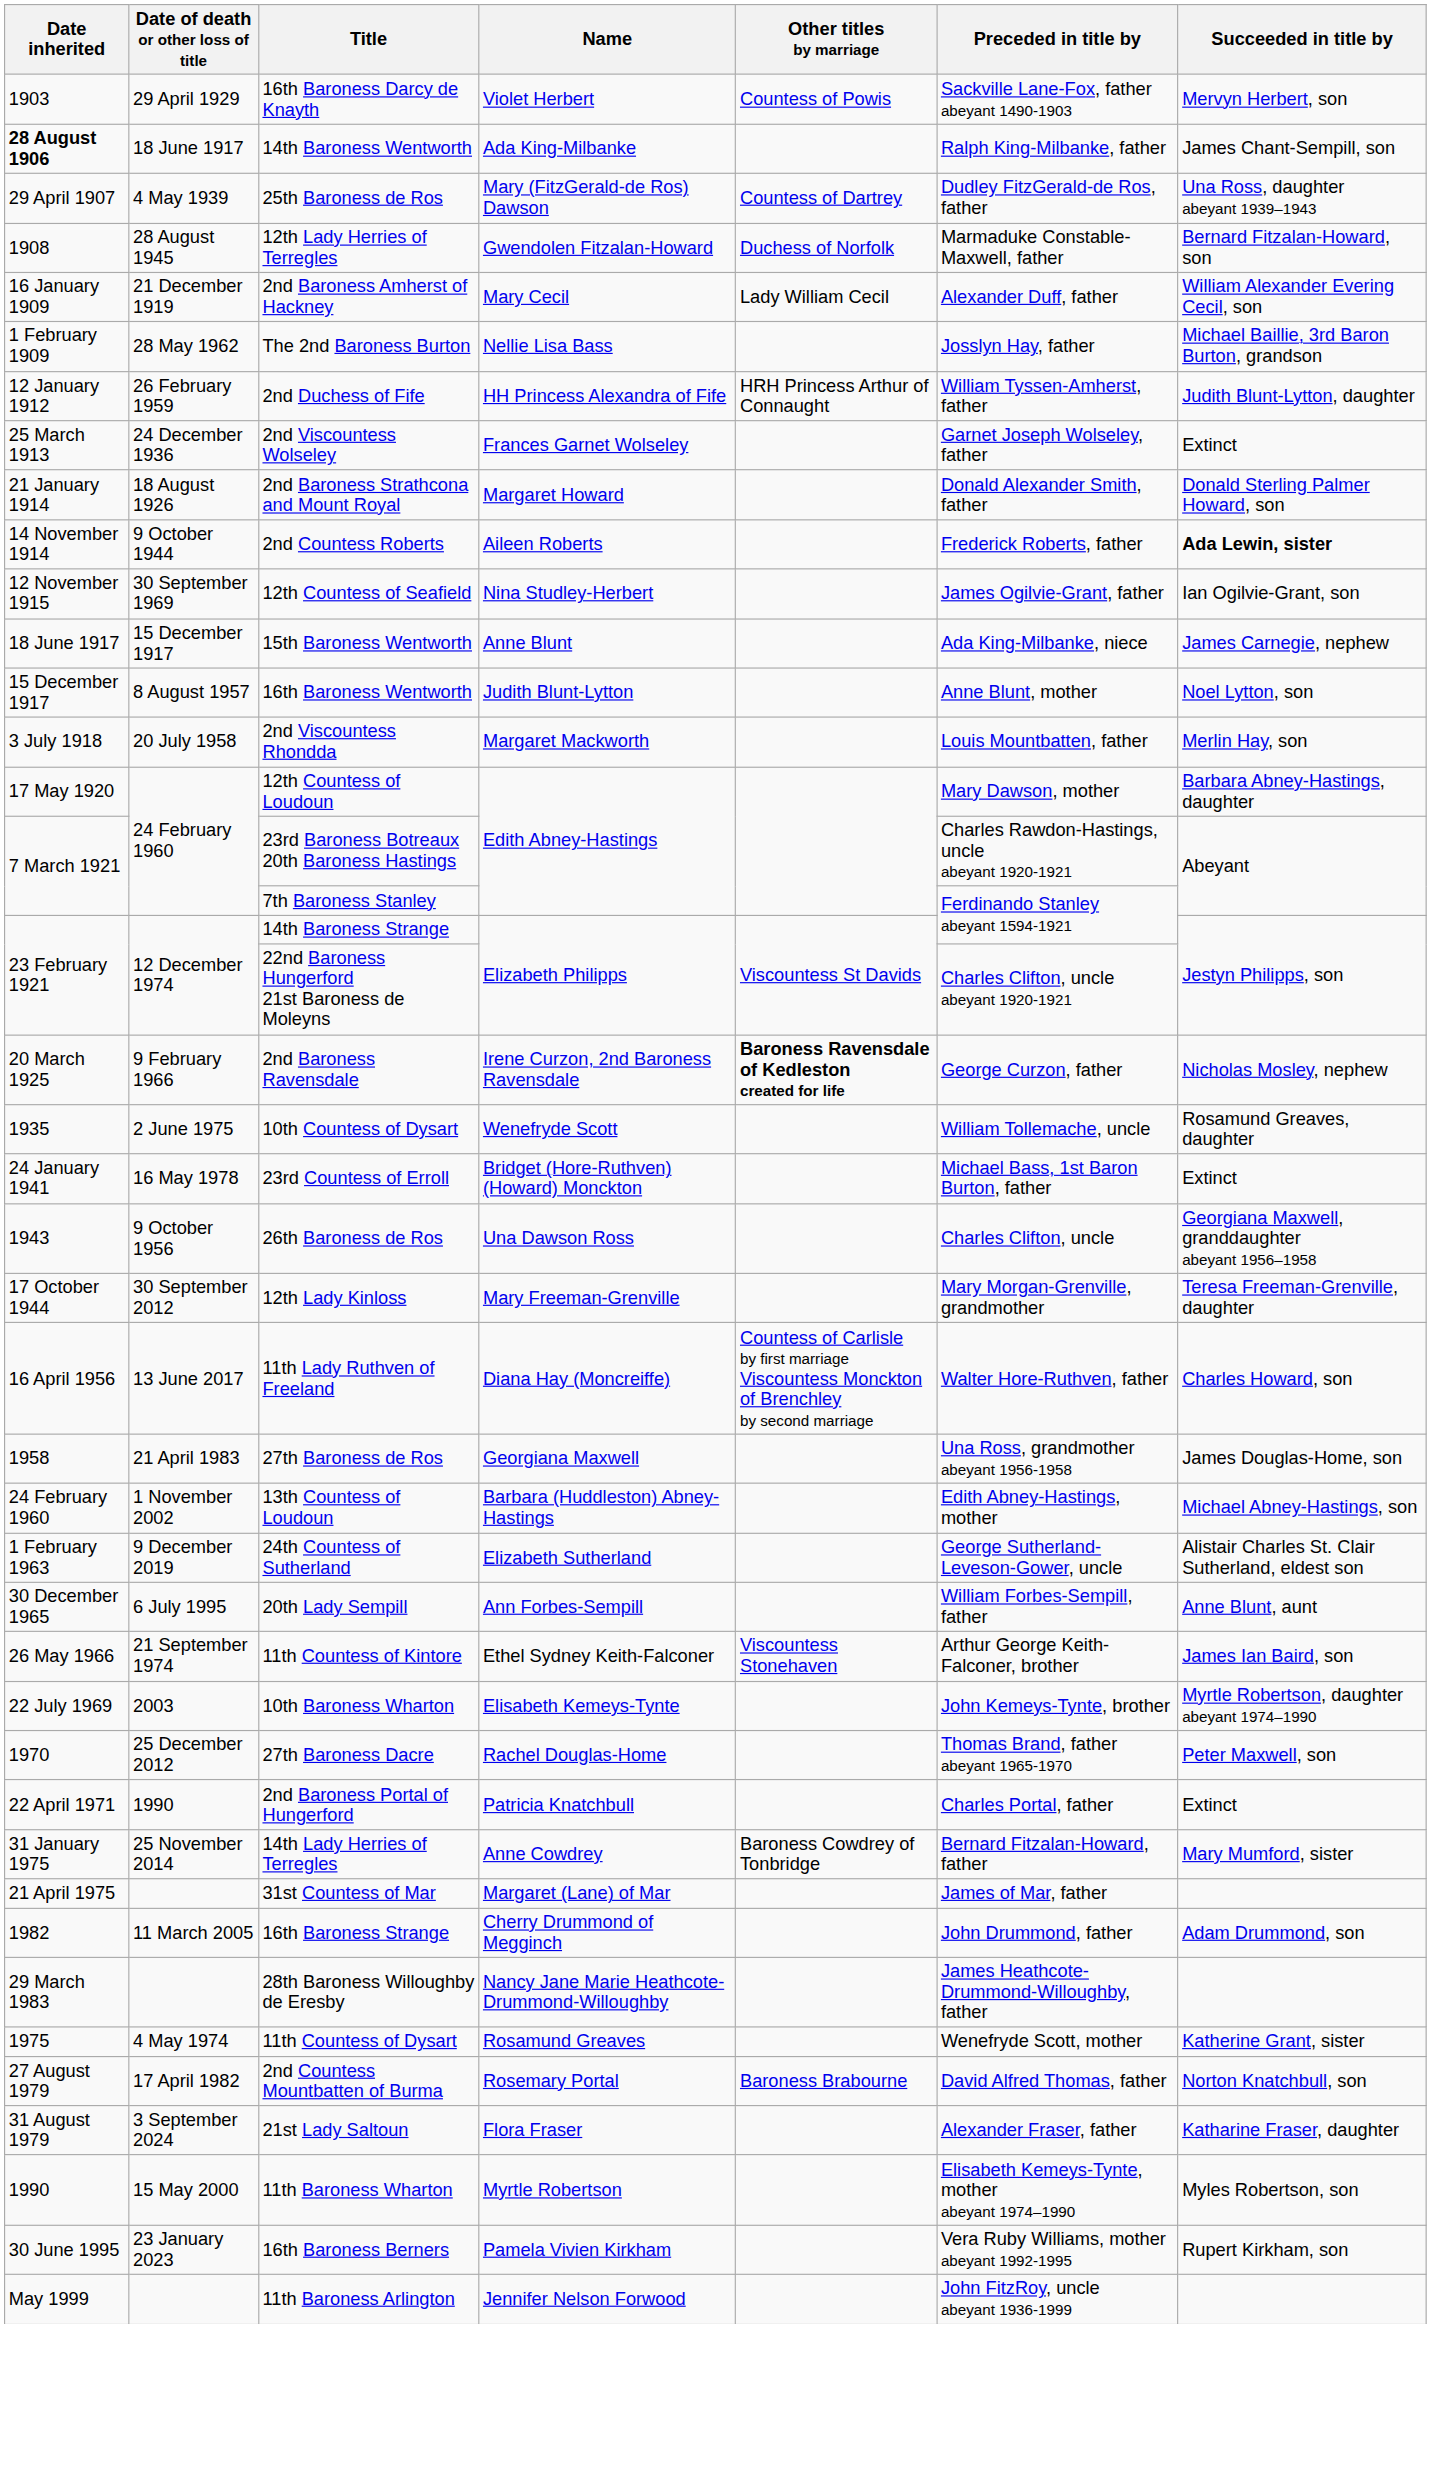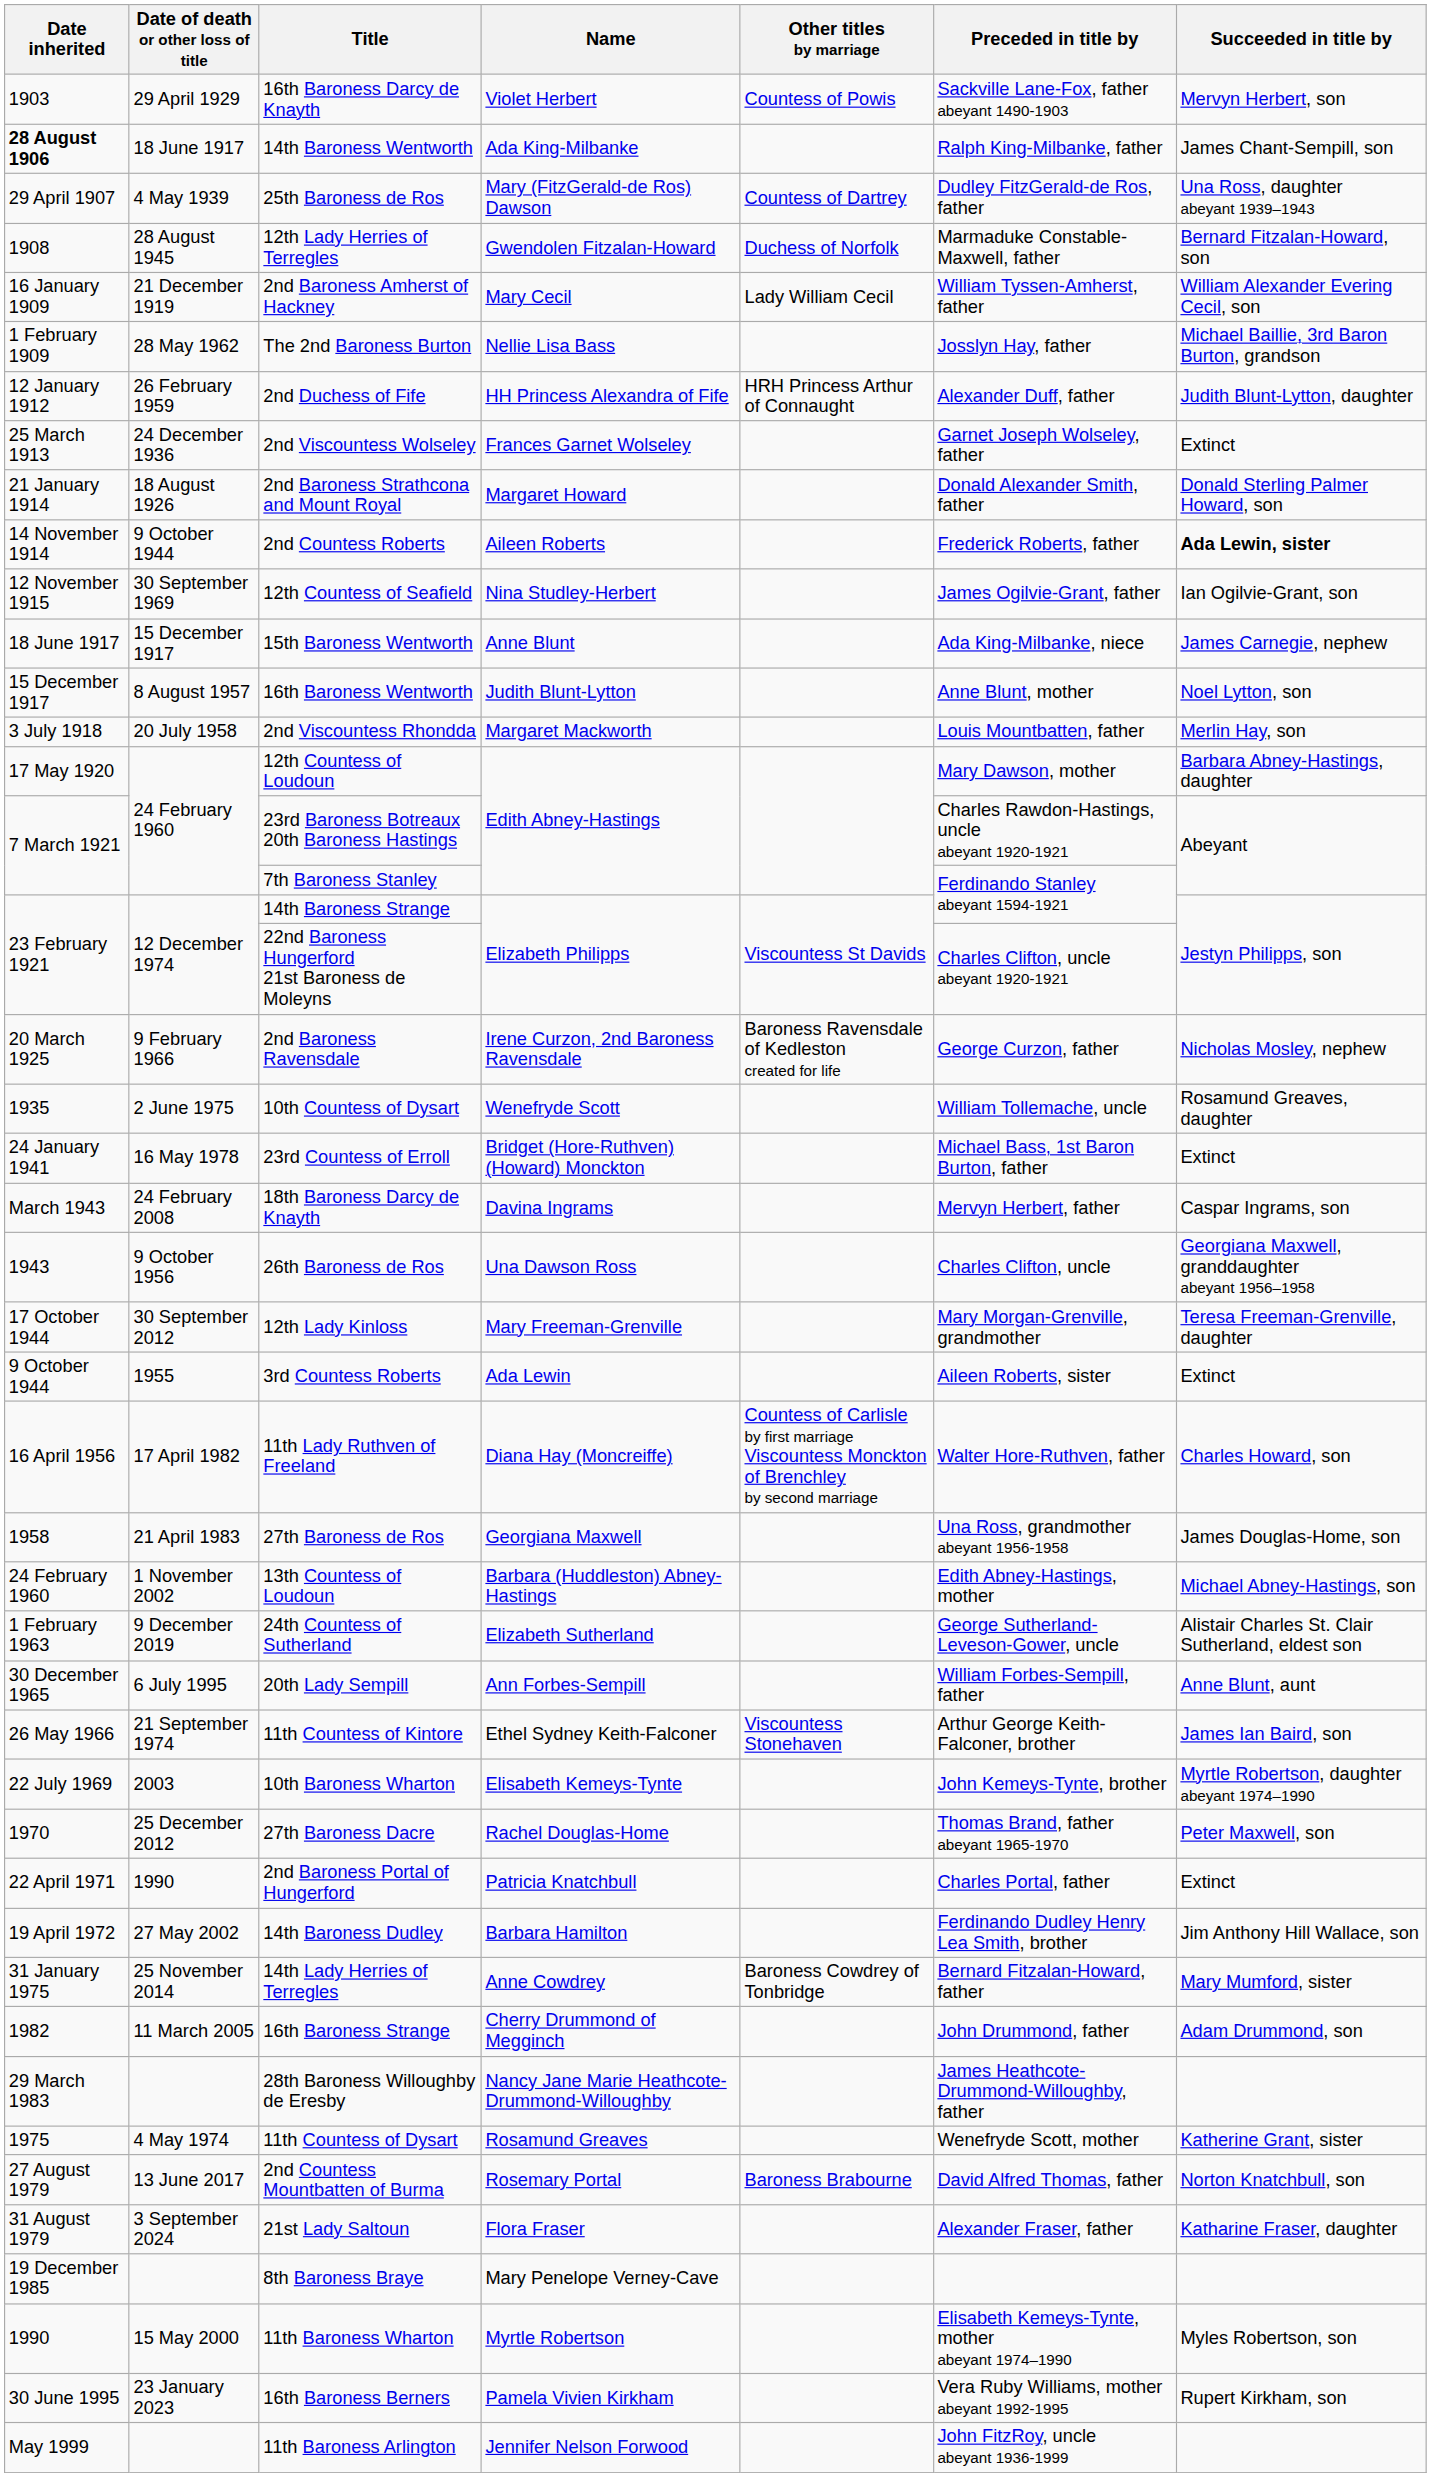(1029, 296) Alexander Duff, father -> (1038, 296) William Tyssen-Amherst, father
(1041, 395) William Tyssen-Amherst, father -> (1026, 395) Alexander Duff, father
(835, 1069) bold -> (834, 1048) normal
+ row: (361, 1207)
+ row: (352, 1376)
(188, 1378) 13 June 2017 -> (187, 1456) 17 April 1982
+ row: (353, 1932)
- row: (349, 1893)
(186, 2080) 17 April 1982 -> (189, 2179) 13 June 2017
+ row: (343, 2278)
